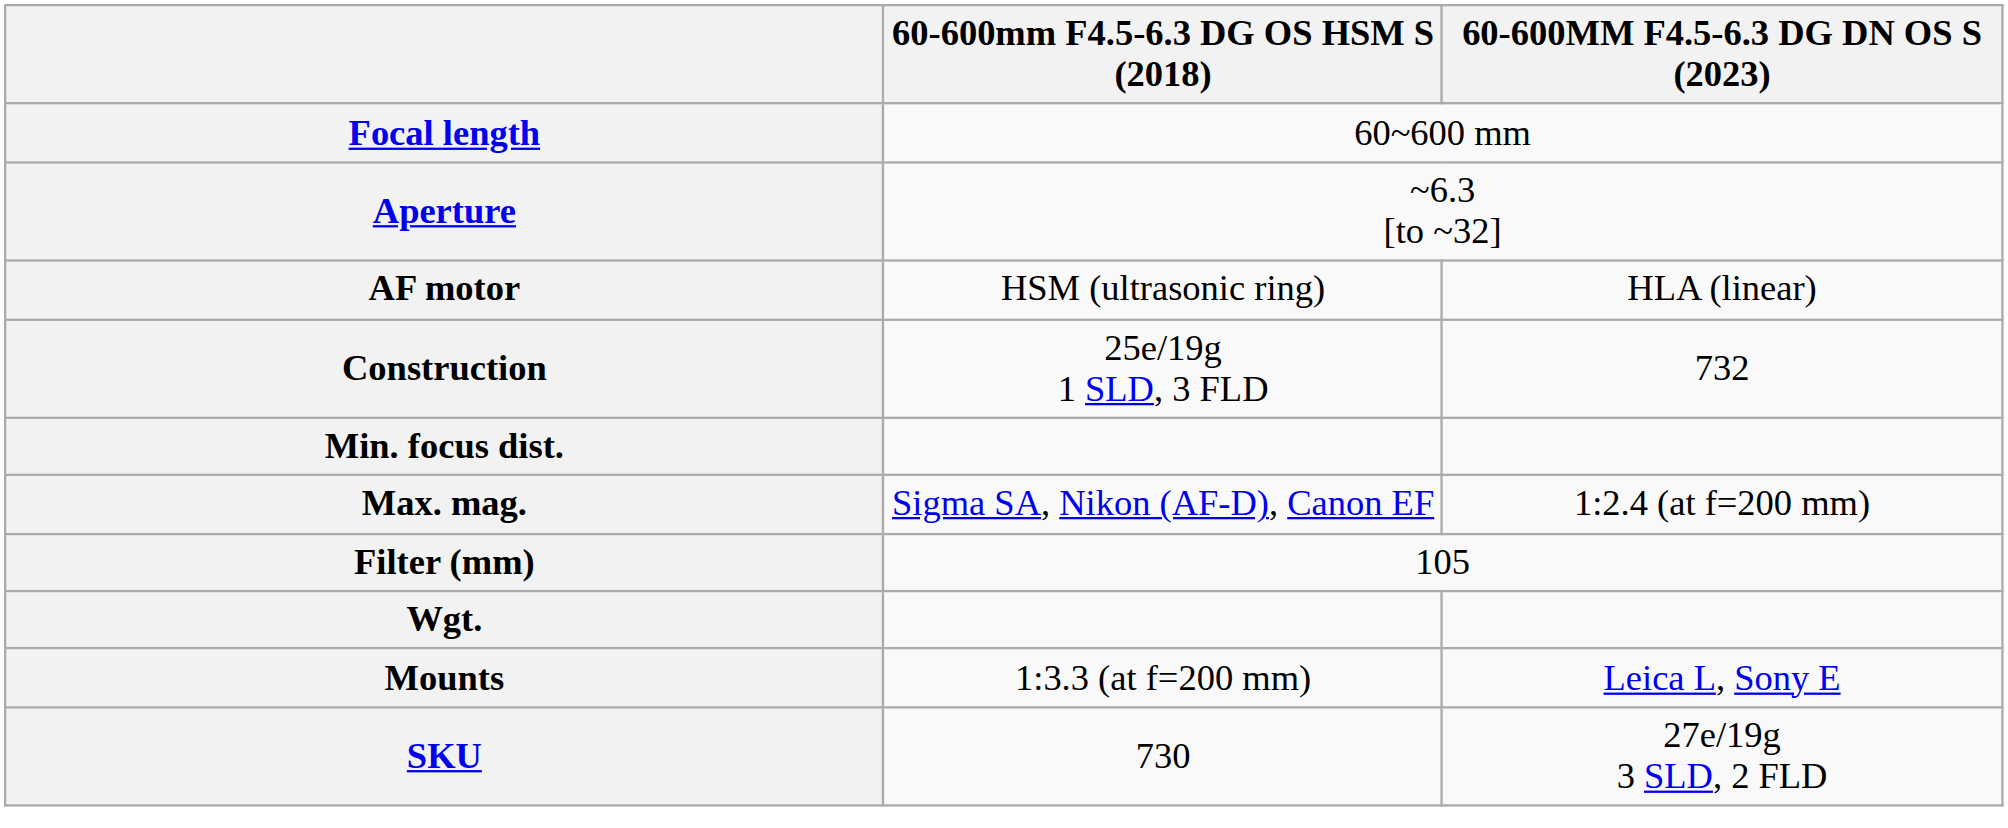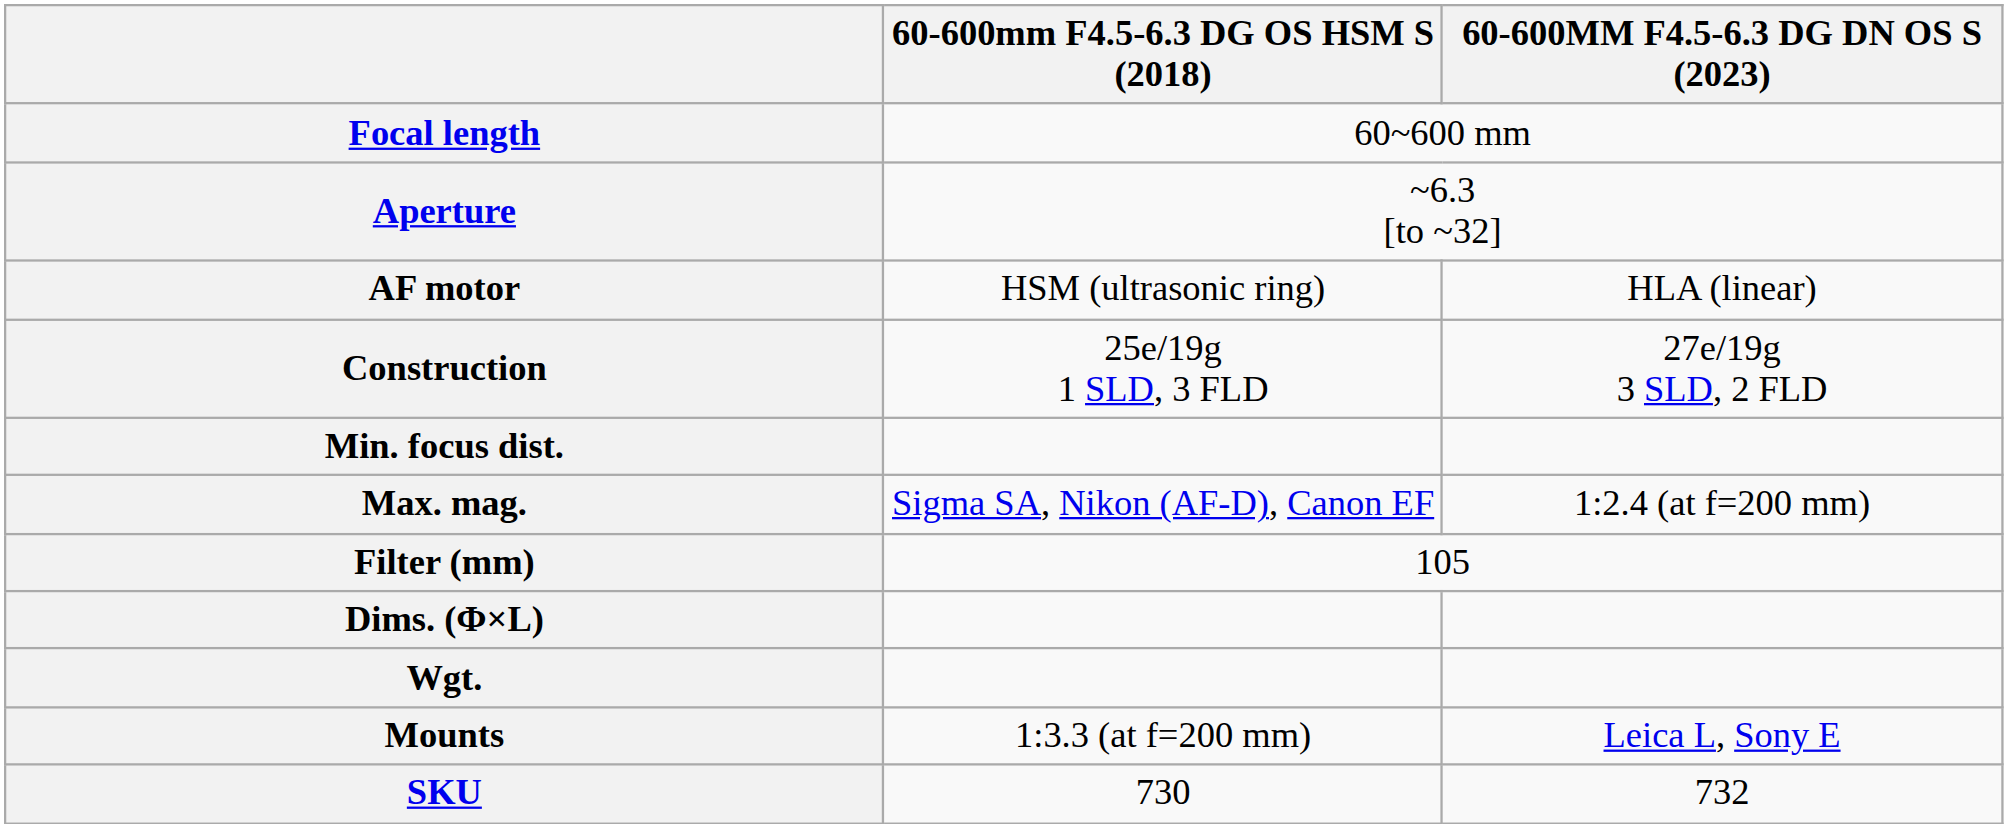(1722, 367) 732 -> (1722, 367) 27e/19g 3 SLD, 2 FLD
+ row: (444, 619)
(1722, 755) 27e/19g 3 SLD, 2 FLD -> (1722, 792) 732
